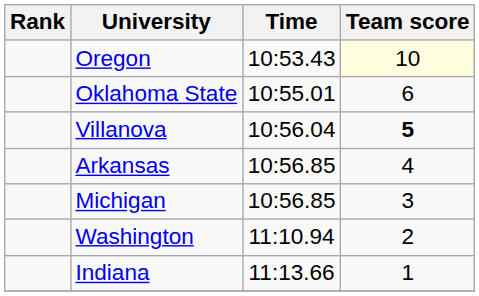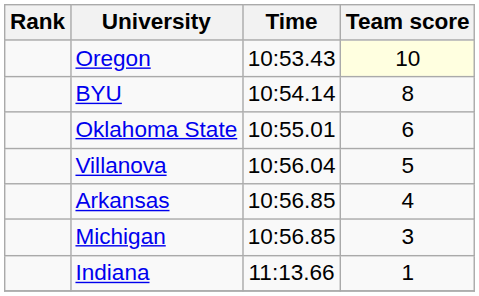+ row: (99, 93)
(408, 129) bold -> (408, 165) normal
- row: (135, 237)
